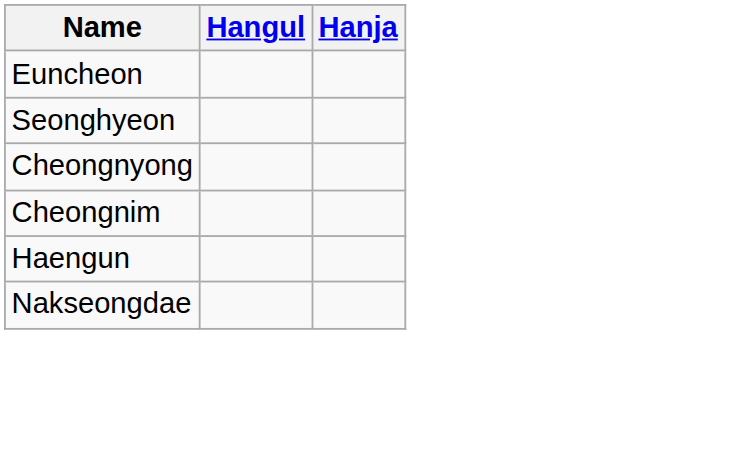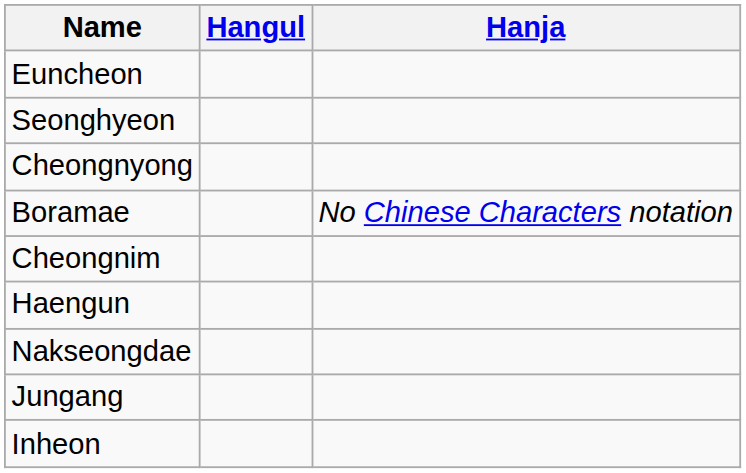+ row: (71, 212)
+ row: (67, 397)
+ row: (56, 443)
